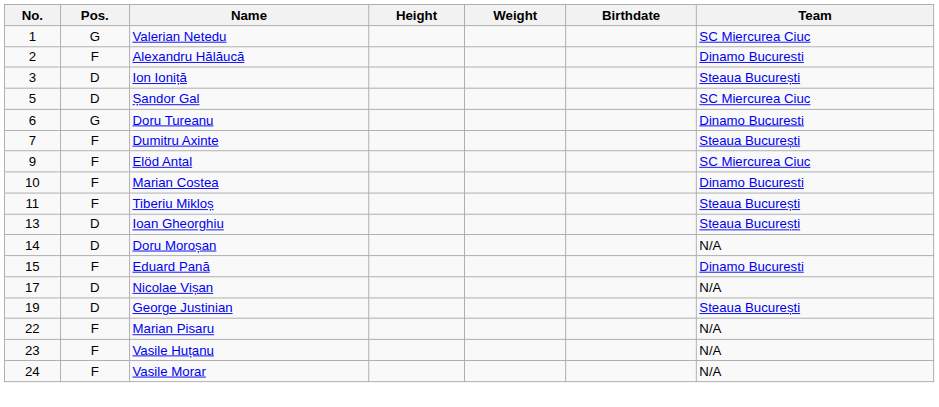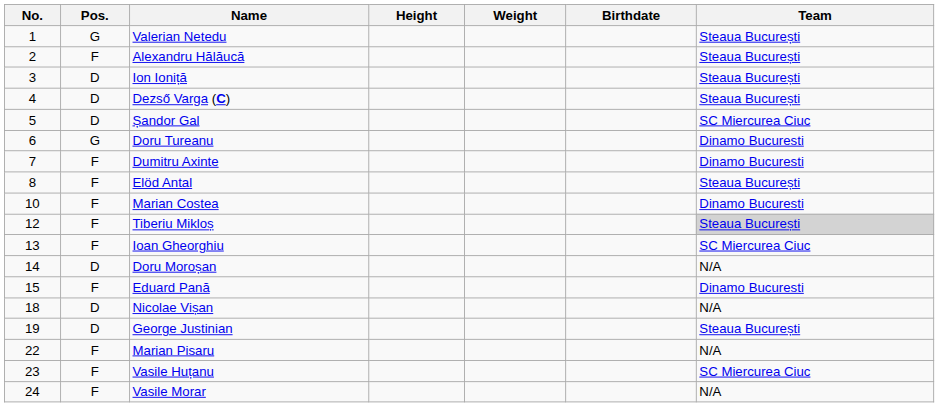(755, 36) SC Miercurea Ciuc -> (750, 36) Steaua București
(752, 57) Dinamo Bucuresti -> (750, 57) Steaua București
+ row: (181, 99)
(750, 141) Steaua București -> (752, 162) Dinamo Bucuresti
(32, 162) 9 -> (32, 183) 8
(755, 162) SC Miercurea Ciuc -> (750, 183) Steaua București
(32, 204) 11 -> (32, 225) 12
(750, 204) no background -> (750, 225) lightgrey background
(95, 225) D -> (95, 246) F
(750, 225) Steaua București -> (755, 246) SC Miercurea Ciuc
(32, 287) 17 -> (32, 308) 18
(710, 350) N/A -> (755, 371) SC Miercurea Ciuc
